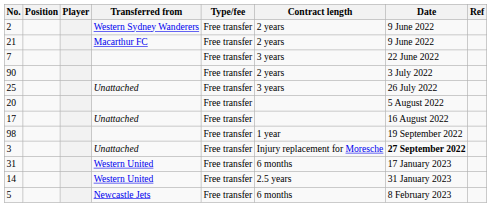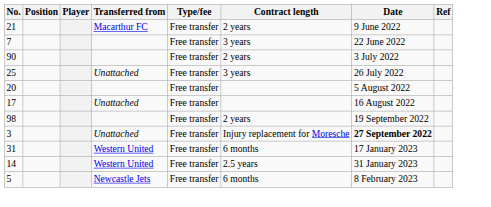- row: (9, 27)
(269, 133) 1 year -> (237, 118) 2 years
